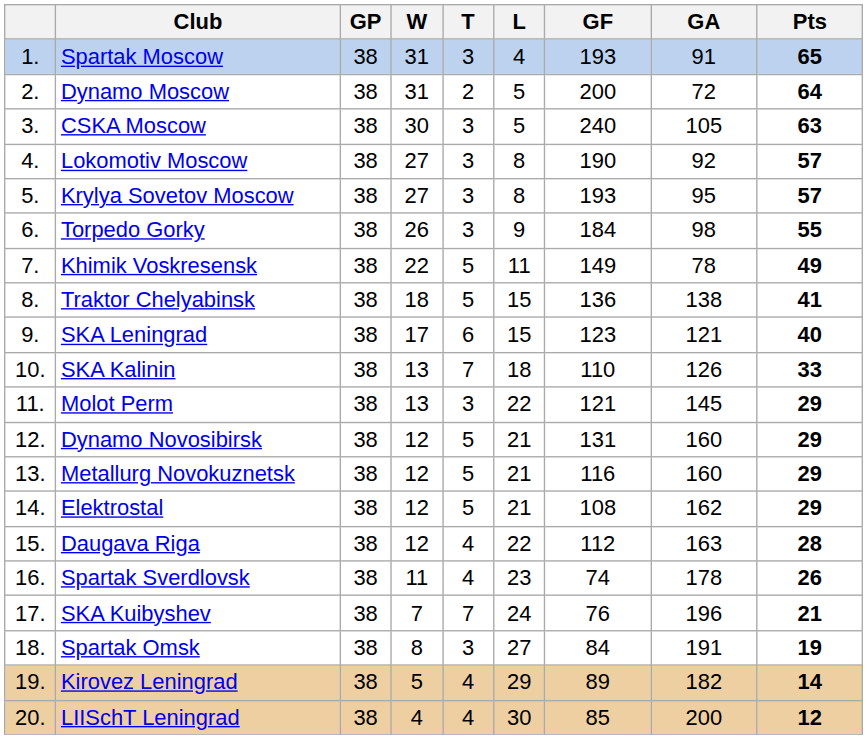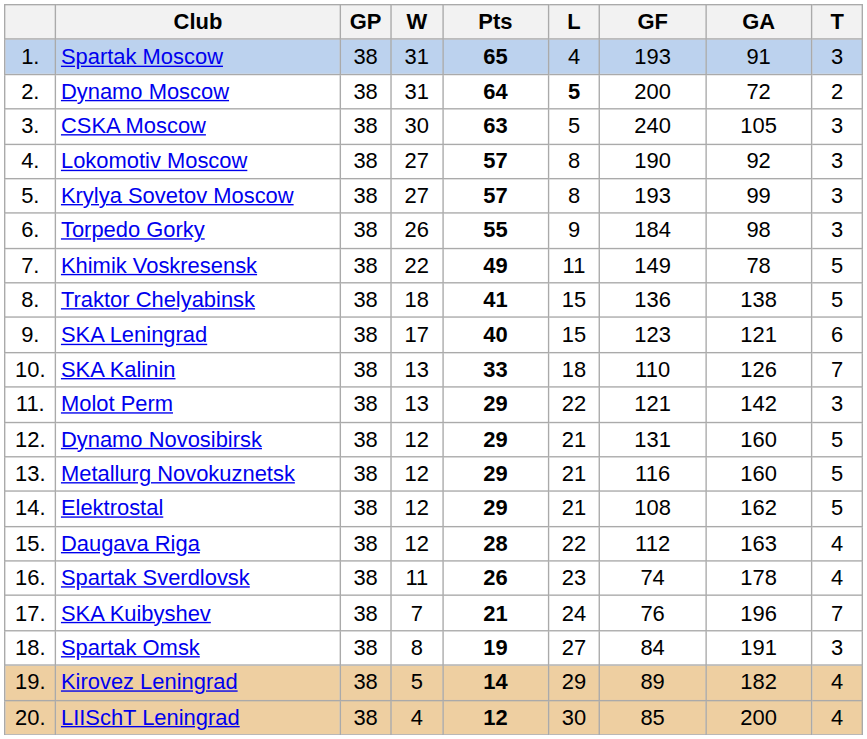columns swapped: (468, 21) <-> (810, 21)
(519, 91) normal -> (574, 91) bold
(704, 195) 95 -> (759, 195) 99
(704, 404) 145 -> (759, 404) 142
